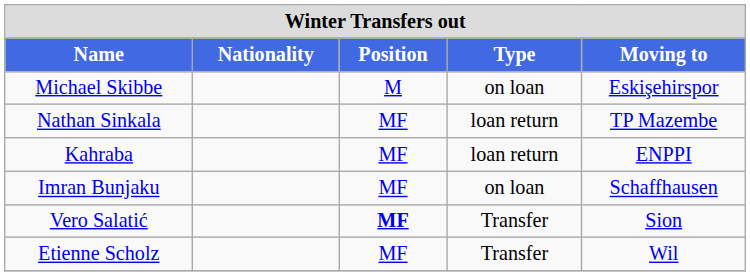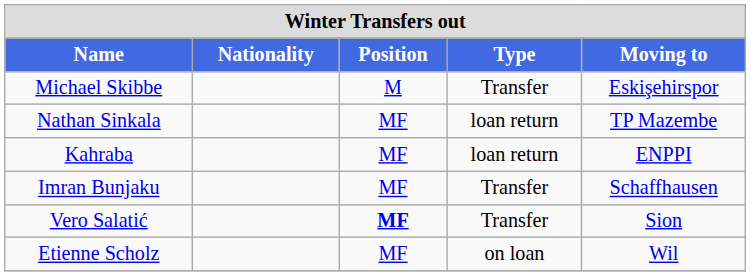(514, 88) on loan -> (514, 88) Transfer
(514, 187) on loan -> (514, 187) Transfer
(514, 254) Transfer -> (514, 254) on loan
